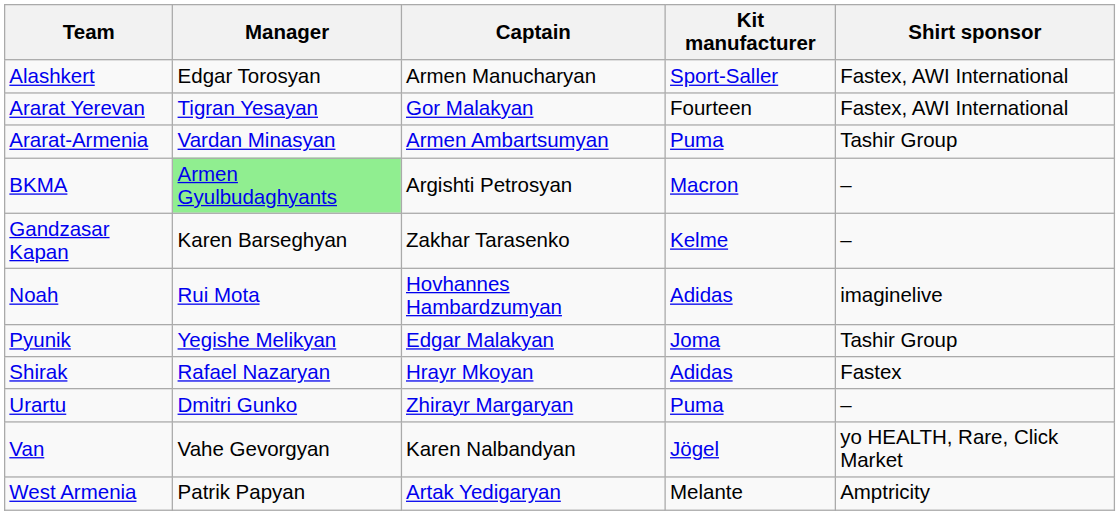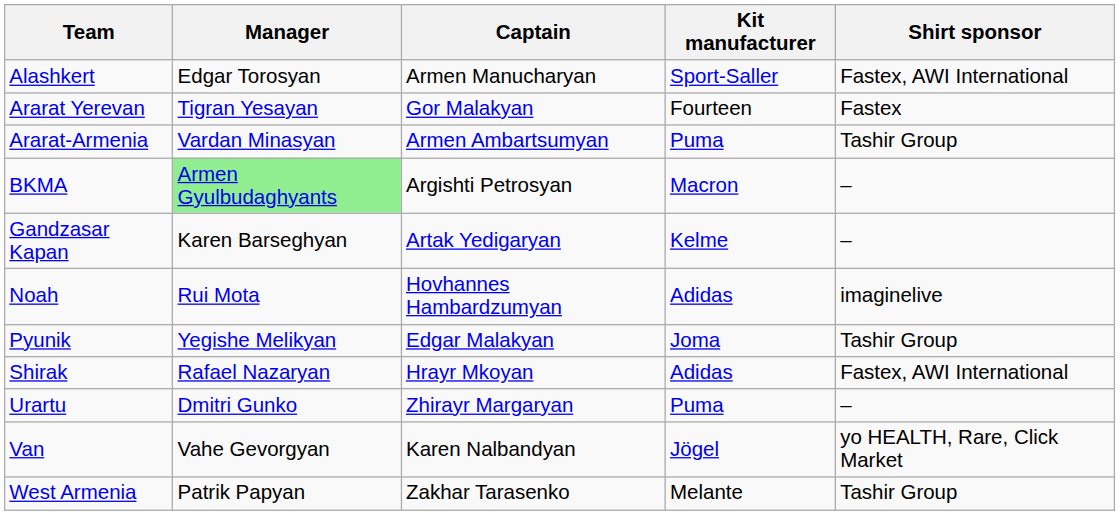(954, 108) Fastex, AWI International -> (871, 108) Fastex
(488, 240) Zakhar Tarasenko -> (483, 240) Artak Yedigaryan
(871, 372) Fastex -> (954, 372) Fastex, AWI International
(483, 493) Artak Yedigaryan -> (488, 493) Zakhar Tarasenko
(885, 493) Amptricity -> (899, 493) Tashir Group
